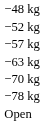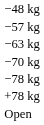- row: (22, 26)
+ row: (22, 96)
